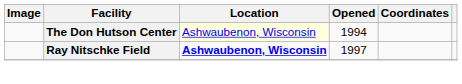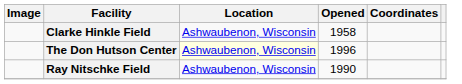+ row: (98, 32)
(354, 32) 1994 -> (343, 50) 1996
(254, 50) bold -> (249, 69) normal
(354, 50) 1997 -> (343, 69) 1990
